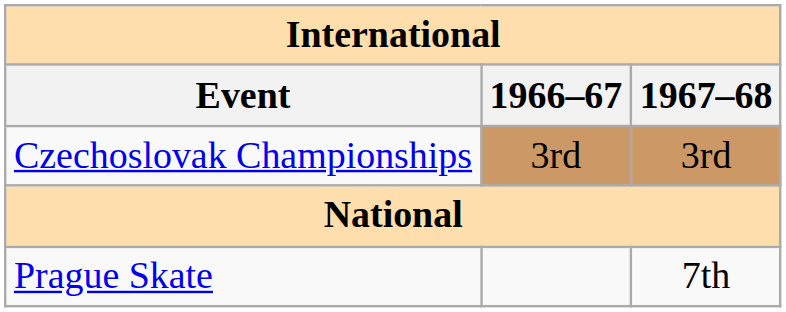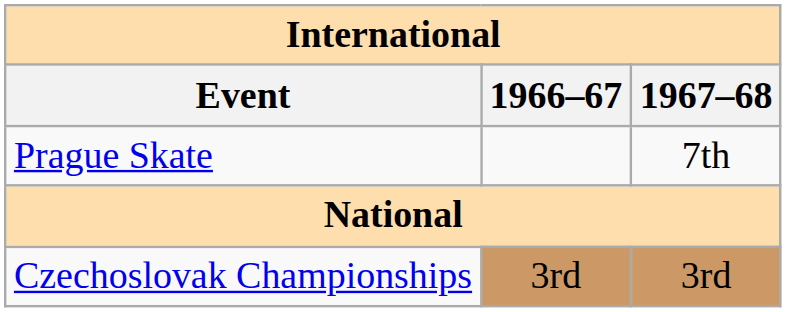rows swapped: (113, 275) <-> (243, 154)
